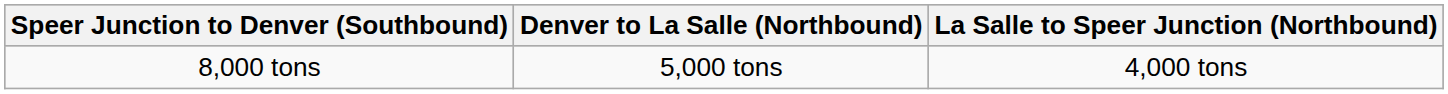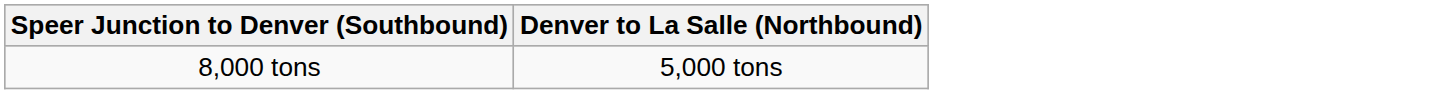- column: (1186, 25)
